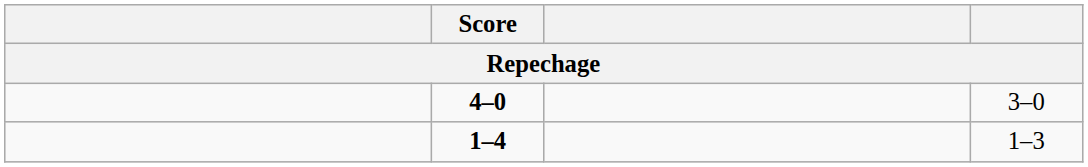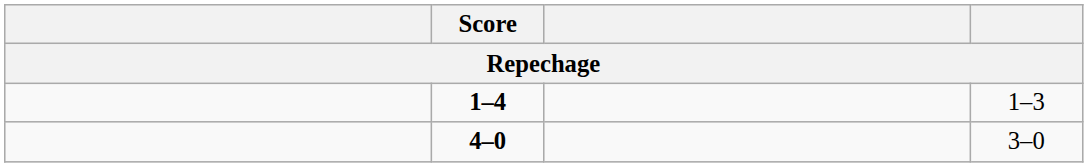rows swapped: (488, 141) <-> (488, 102)
